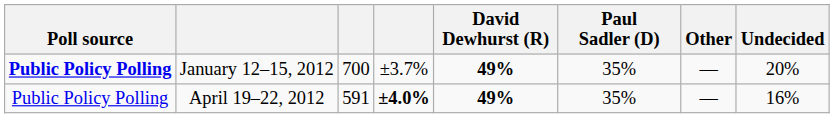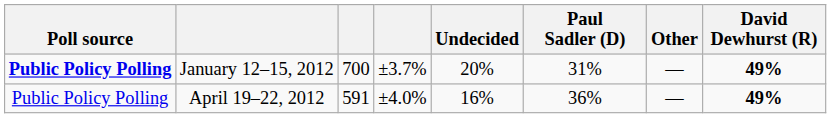columns swapped: (496, 29) <-> (783, 39)
(619, 68) 35% -> (585, 68) 31%
(404, 98) bold -> (402, 98) normal
(619, 98) 35% -> (585, 98) 36%
